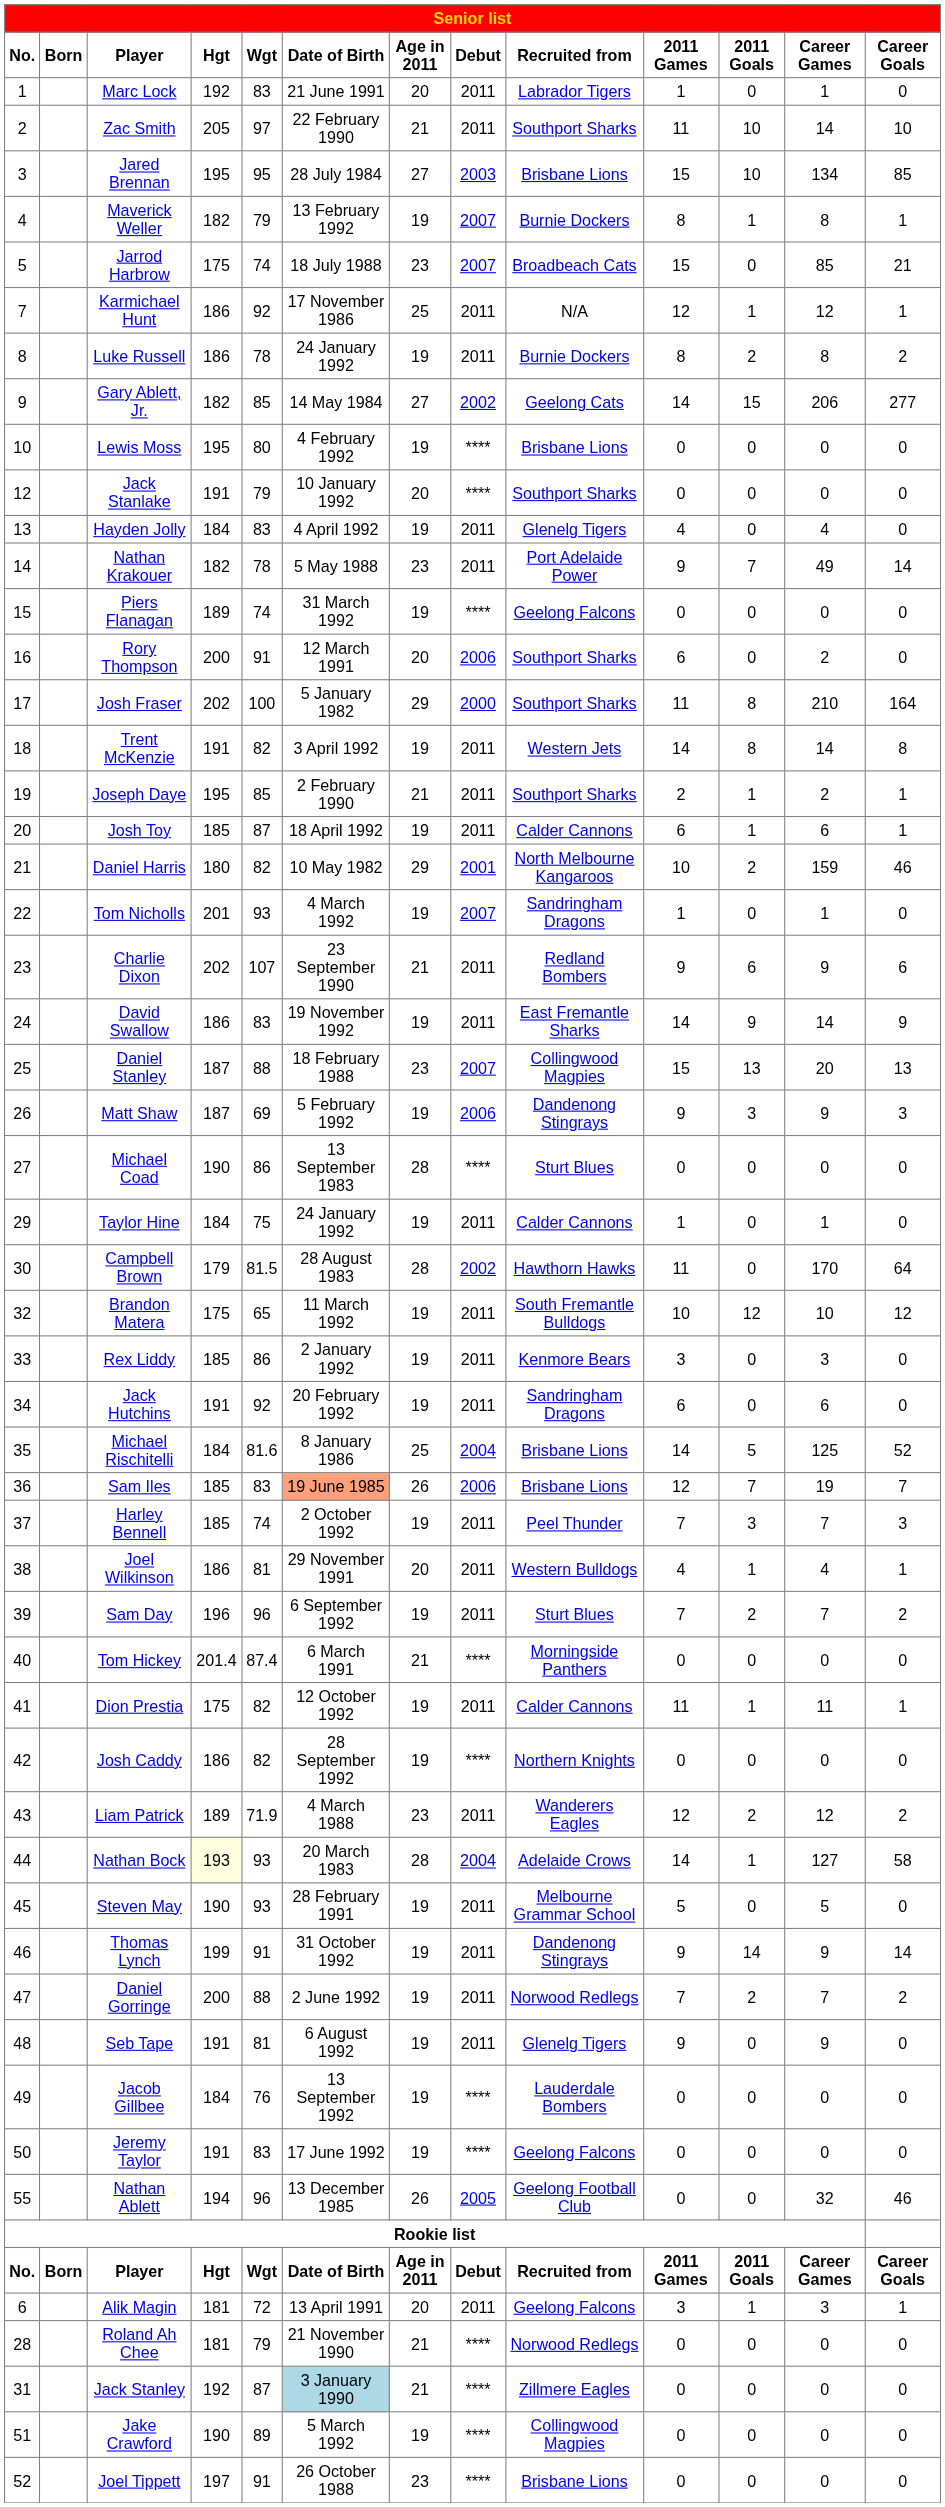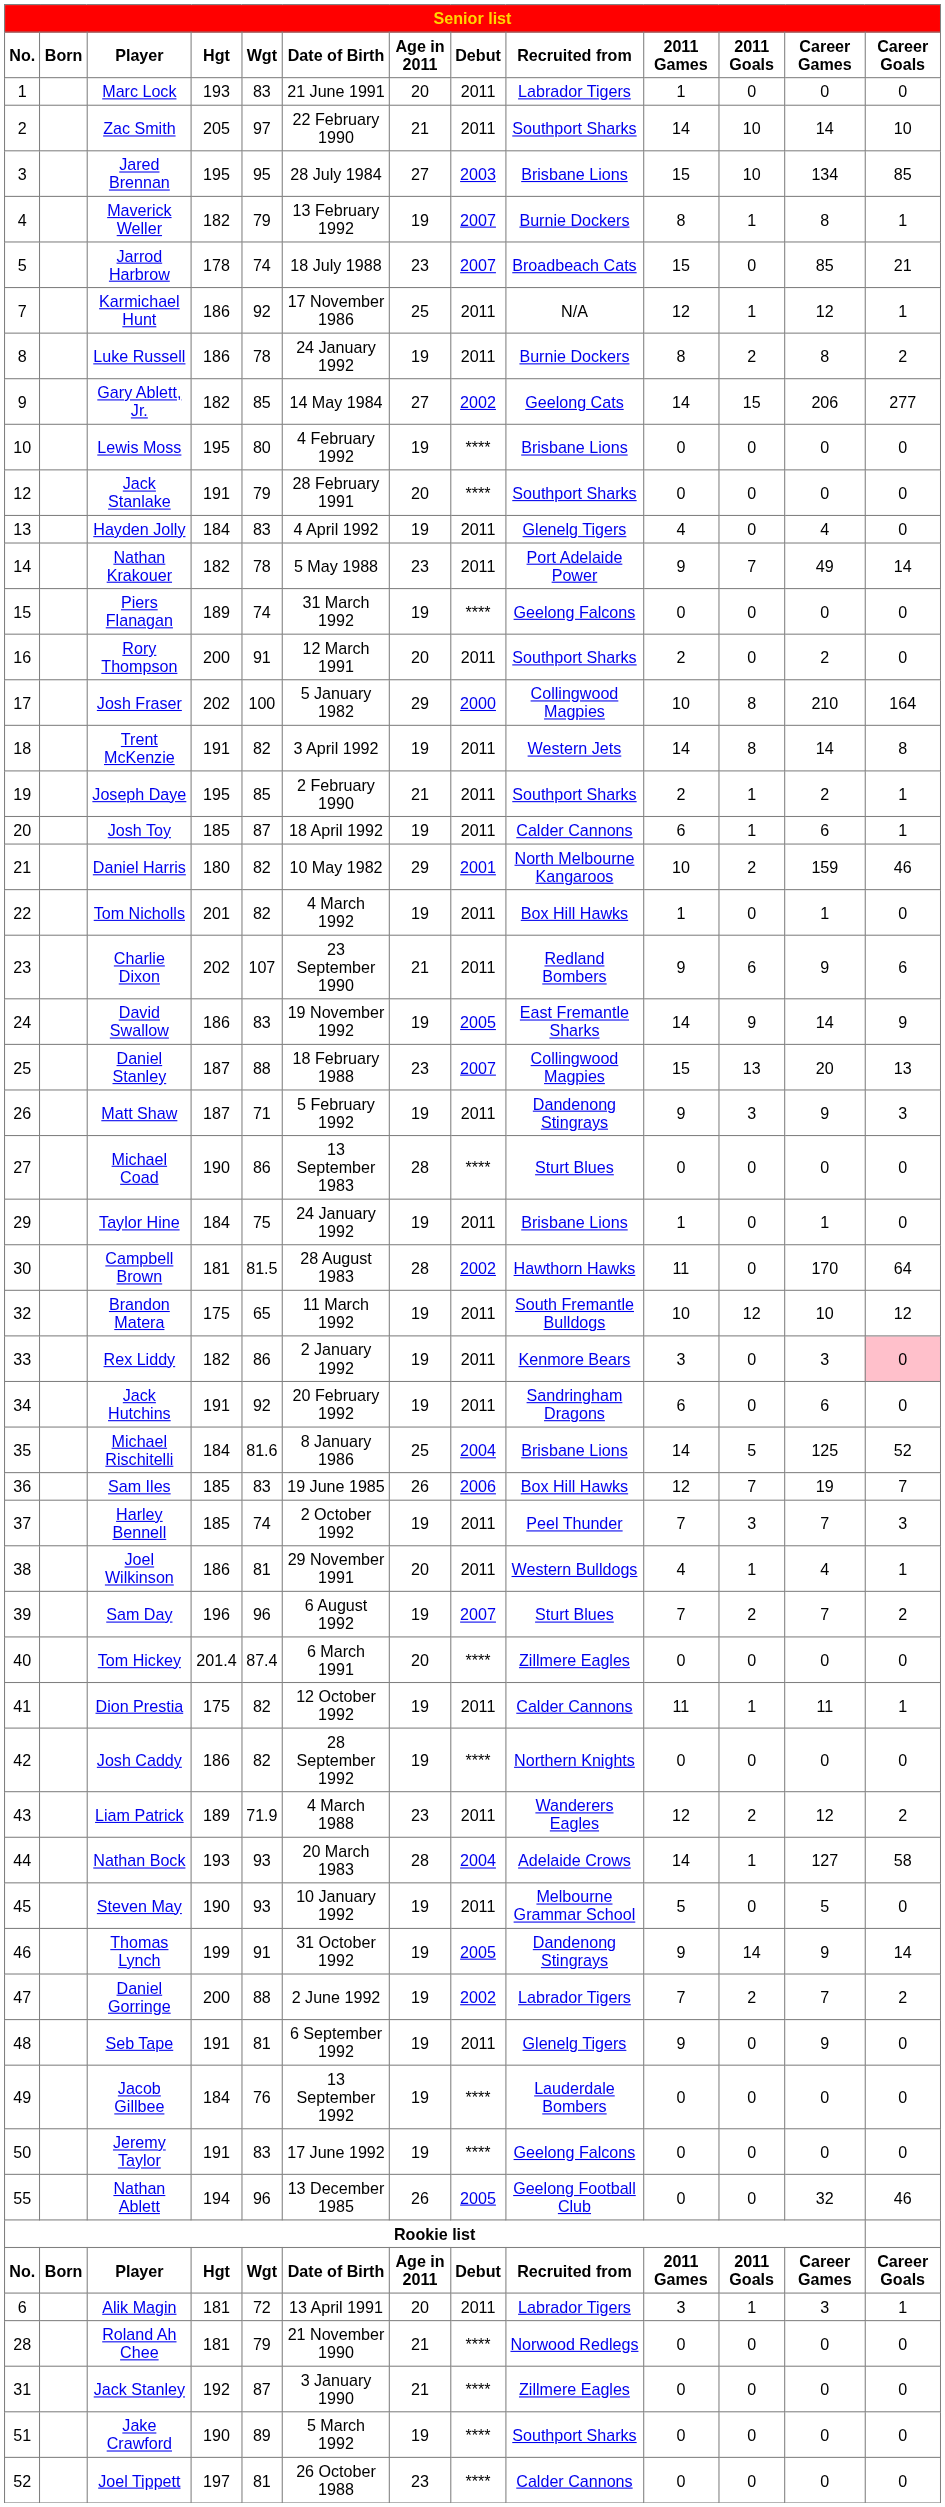(217, 91) 192 -> (217, 91) 193
(825, 91) 1 -> (825, 91) 0
(681, 128) 11 -> (681, 128) 14
(217, 265) 175 -> (217, 265) 178
(336, 493) 10 January 1992 -> (336, 493) 28 February 1991
(478, 657) 2006 -> (478, 657) 2011
(681, 657) 6 -> (681, 657) 2
(574, 703) Southport Sharks -> (574, 703) Collingwood Magpies
(681, 703) 11 -> (681, 703) 10
(262, 912) 93 -> (262, 912) 82
(478, 912) 2007 -> (478, 912) 2011
(574, 912) Sandringham Dragons -> (574, 912) Box Hill Hawks
(478, 1022) 2011 -> (478, 1022) 2005
(262, 1113) 69 -> (262, 1113) 71
(478, 1113) 2006 -> (478, 1113) 2011
(574, 1222) Calder Cannons -> (574, 1222) Brisbane Lions
(217, 1268) 179 -> (217, 1268) 181
(217, 1359) 185 -> (217, 1359) 182
(903, 1359) no background -> (903, 1359) pink background
(336, 1486) lightsalmon background -> (336, 1486) no background
(574, 1486) Brisbane Lions -> (574, 1486) Box Hill Hawks
(336, 1614) 6 September 1992 -> (336, 1614) 6 August 1992
(478, 1614) 2011 -> (478, 1614) 2007
(420, 1660) 21 -> (420, 1660) 20
(574, 1660) Morningside Panthers -> (574, 1660) Zillmere Eagles
(217, 1860) lightyellow background -> (217, 1860) no background
(336, 1906) 28 February 1991 -> (336, 1906) 10 January 1992
(478, 1951) 2011 -> (478, 1951) 2005
(478, 1997) 2011 -> (478, 1997) 2002
(574, 1997) Norwood Redlegs -> (574, 1997) Labrador Tigers
(336, 2042) 6 August 1992 -> (336, 2042) 6 September 1992
(574, 2307) Geelong Falcons -> (574, 2307) Labrador Tigers
(336, 2389) lightblue background -> (336, 2389) no background
(574, 2435) Collingwood Magpies -> (574, 2435) Southport Sharks
(262, 2480) 91 -> (262, 2480) 81
(574, 2480) Brisbane Lions -> (574, 2480) Calder Cannons
